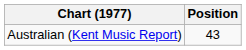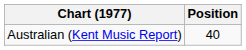(213, 34) 43 -> (213, 34) 40
